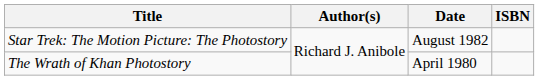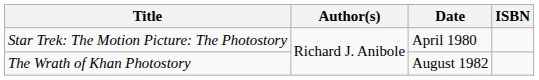(450, 39) August 1982 -> (444, 39) April 1980
(444, 63) April 1980 -> (450, 63) August 1982
